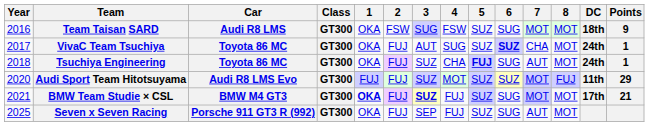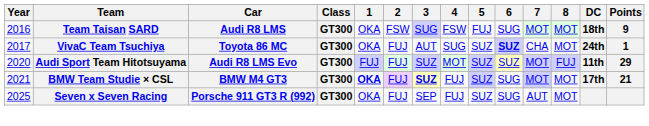(482, 29) SUZ -> (482, 29) FUJ
- row: (111, 63)
